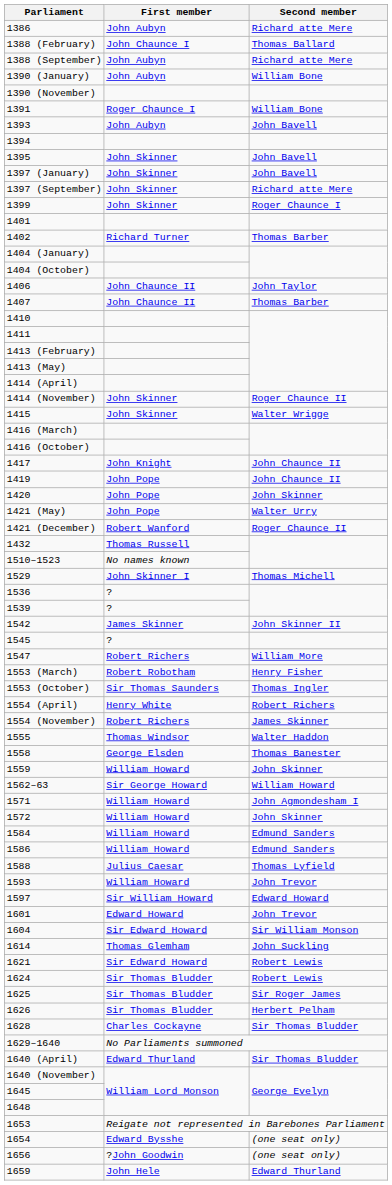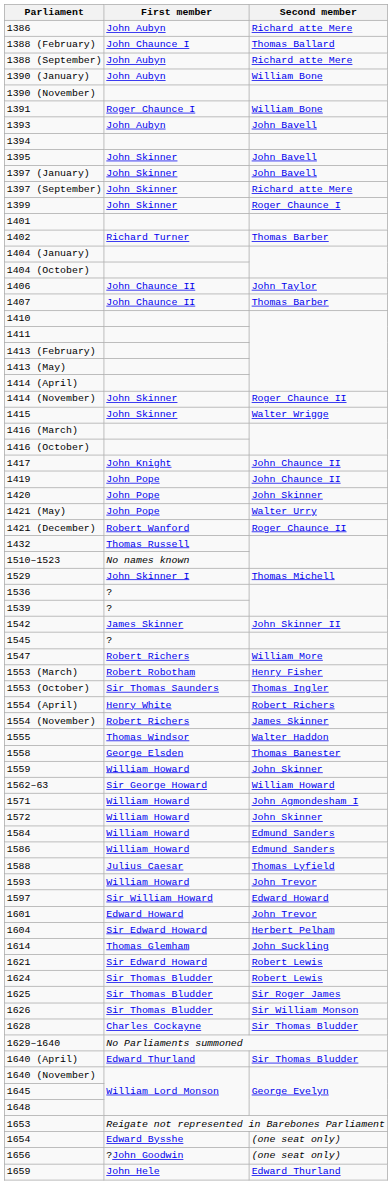(305, 930) Sir William Monson -> (293, 930) Herbert Pelham
(293, 1011) Herbert Pelham -> (305, 1011) Sir William Monson
